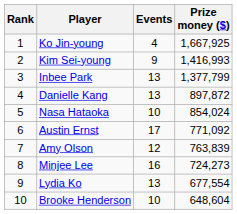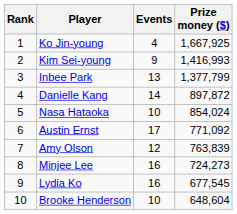(154, 95) 13 -> (154, 95) 14
(154, 183) 13 -> (154, 183) 16
(210, 183) 677,554 -> (210, 183) 677,545
